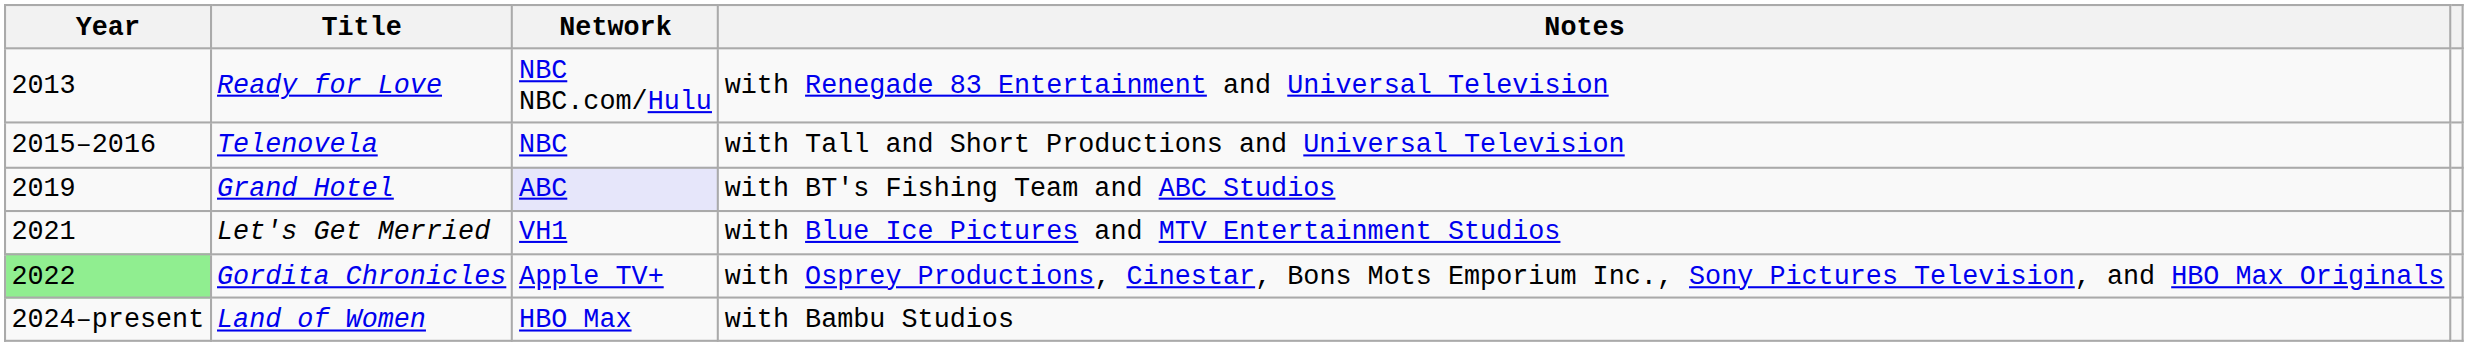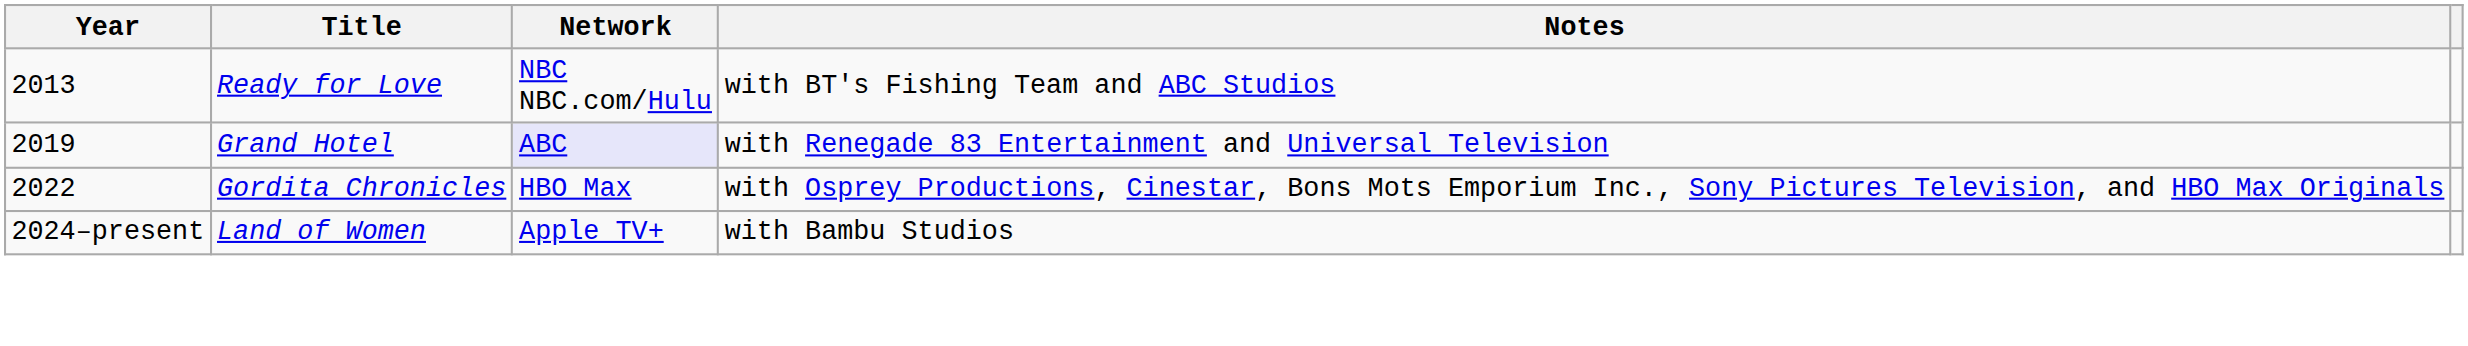(1167, 86) with Renegade 83 Entertainment and Universal Television -> (1030, 86) with BT's Fishing Team and ABC Studios
- row: (297, 145)
(1030, 189) with BT's Fishing Team and ABC Studios -> (1167, 145) with Renegade 83 Entertainment and Universal Television
- row: (354, 232)
(44, 276) lightgreen background -> (44, 189) no background
(591, 276) Apple TV+ -> (575, 189) HBO Max
(575, 320) HBO Max -> (591, 232) Apple TV+
